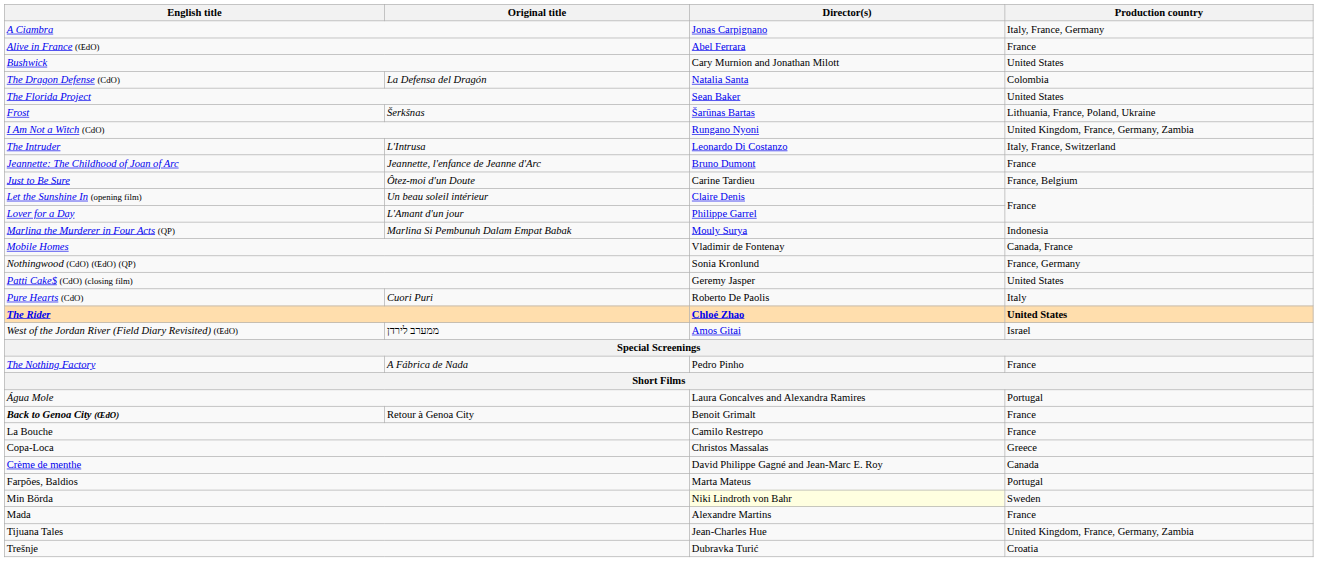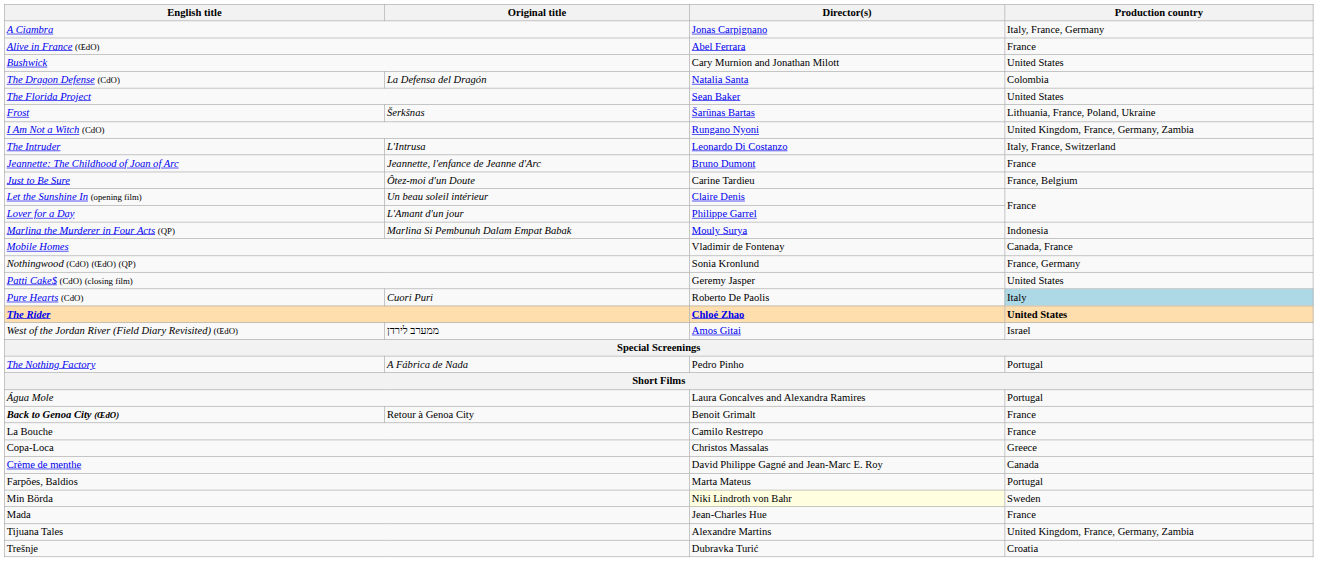(1017, 297) no background -> (1017, 297) lightblue background
(1021, 364) France -> (1025, 364) Portugal
(732, 515) Alexandre Martins -> (729, 515) Jean-Charles Hue
(729, 532) Jean-Charles Hue -> (732, 532) Alexandre Martins
